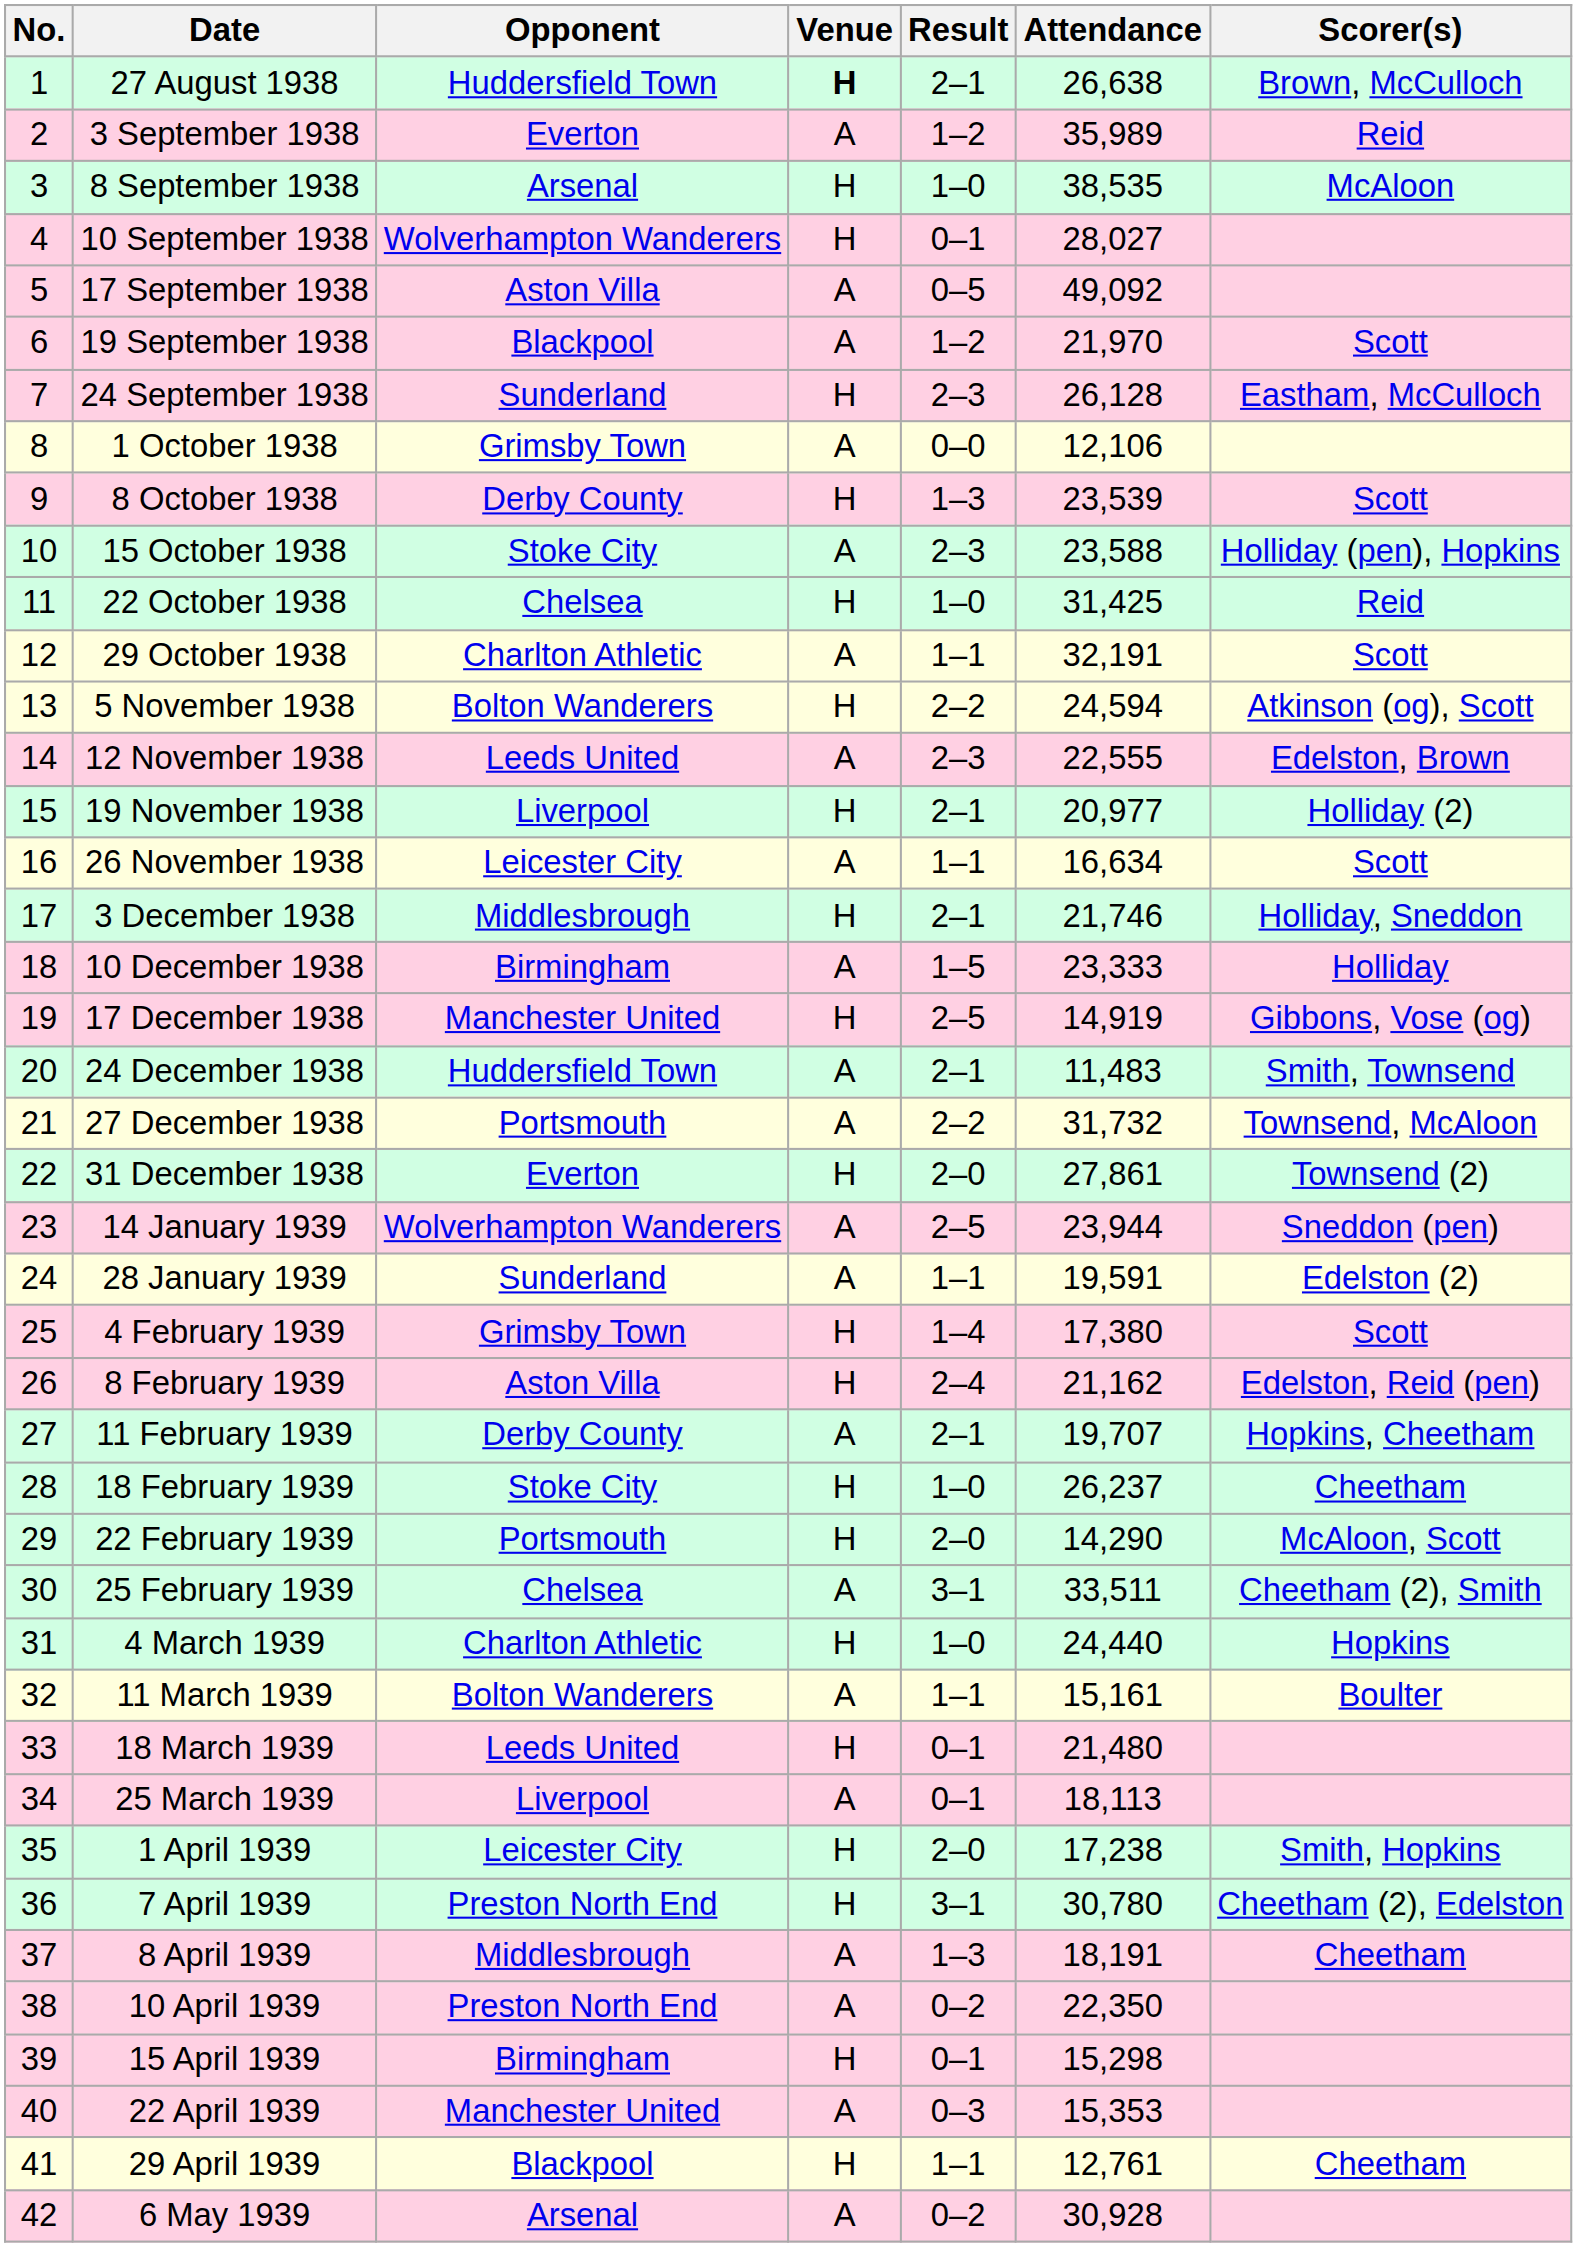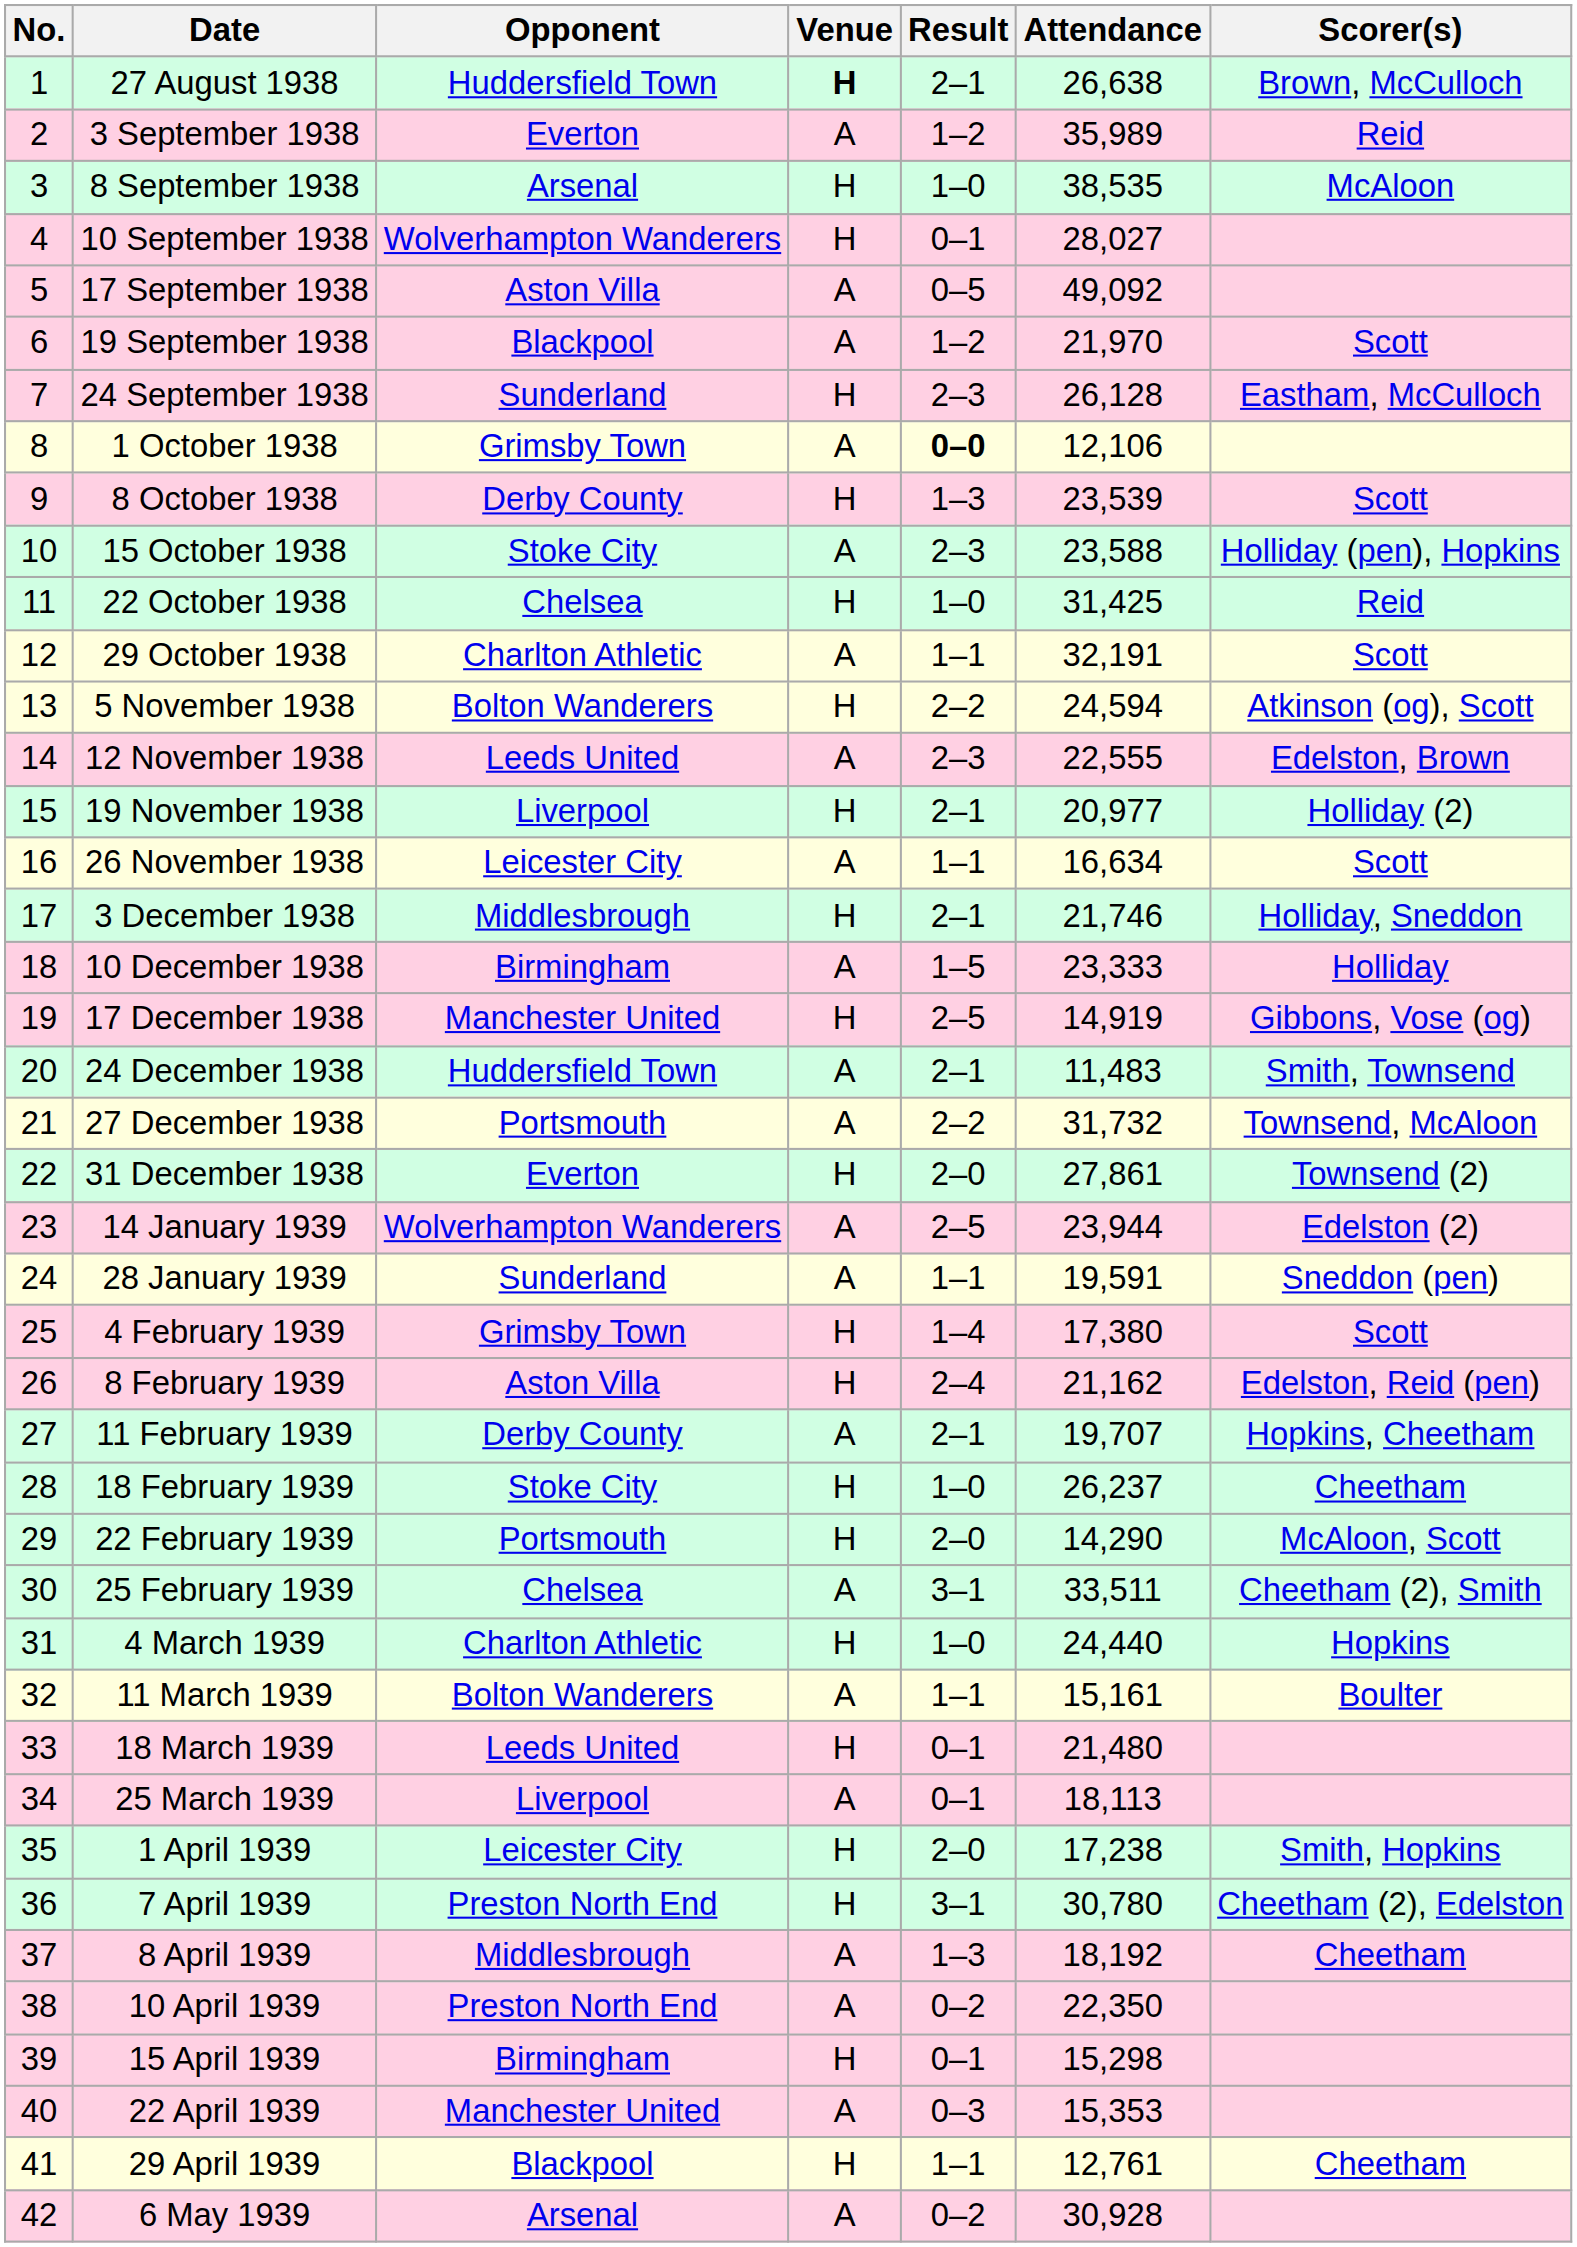(958, 446) normal -> (958, 446) bold
(1390, 1226) Sneddon (pen) -> (1390, 1226) Edelston (2)
(1390, 1278) Edelston (2) -> (1390, 1278) Sneddon (pen)
(1113, 1955) 18,191 -> (1113, 1955) 18,192
